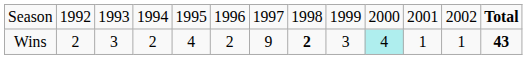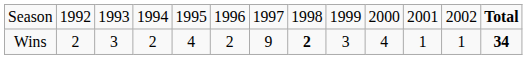(384, 41) paleturquoise background -> (384, 41) no background
(501, 41) 43 -> (501, 41) 34
